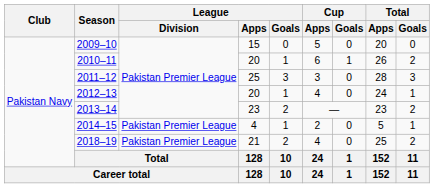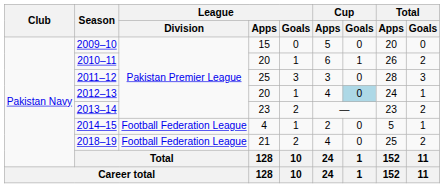(349, 93) no background -> (359, 93) lightblue background
(179, 126) Pakistan Premier League -> (184, 126) Football Federation League
(179, 142) Pakistan Premier League -> (184, 142) Football Federation League
